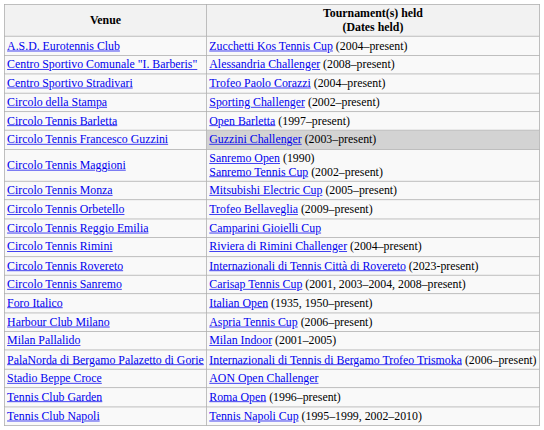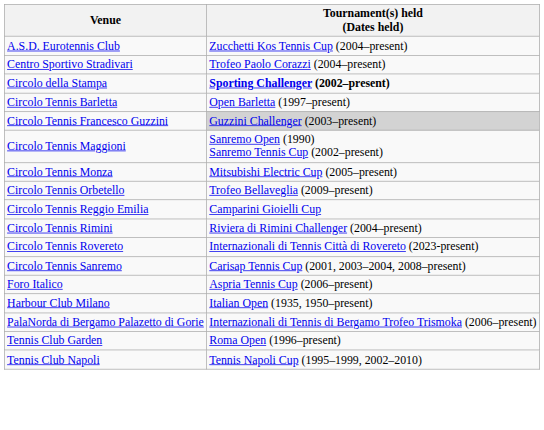- row: (102, 64)
(294, 102) normal -> (300, 83) bold
(291, 303) Italian Open (1935, 1950–present) -> (291, 284) Aspria Tennis Cup (2006–present)
(291, 322) Aspria Tennis Cup (2006–present) -> (291, 303) Italian Open (1935, 1950–present)
- row: (44, 340)
- row: (54, 378)
